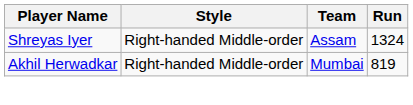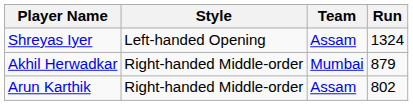(214, 40) Right-handed Middle-order -> (195, 40) Left-handed Opening
(383, 64) 819 -> (383, 64) 879
+ row: (49, 87)
